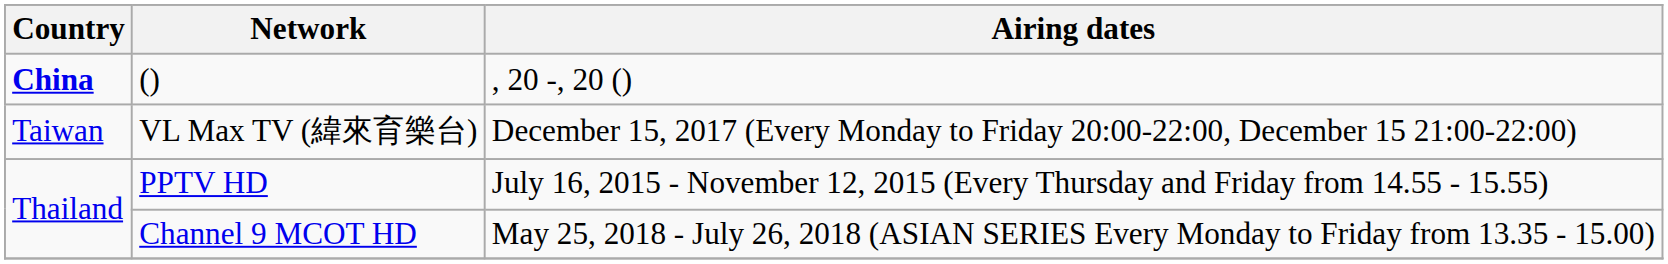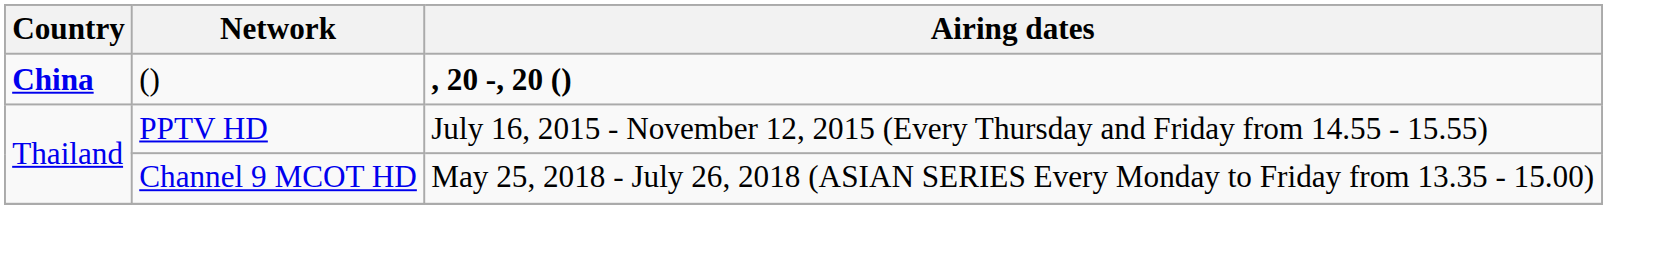(562, 78) normal -> (501, 78) bold
- row: (308, 130)
